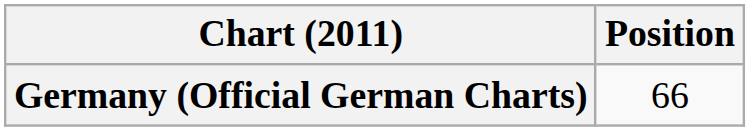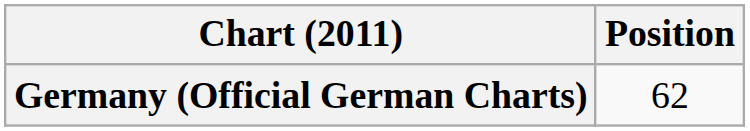(670, 94) 66 -> (670, 94) 62
